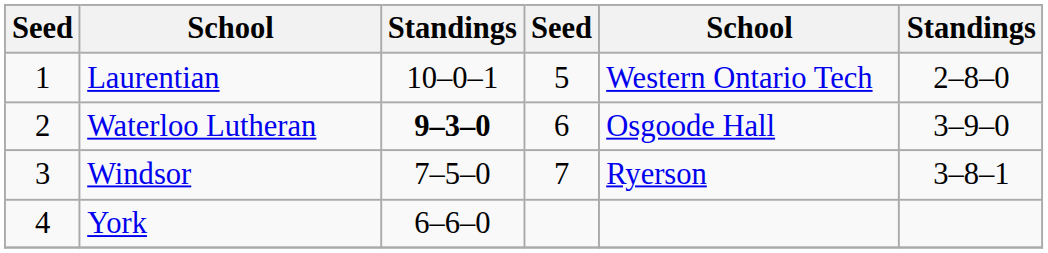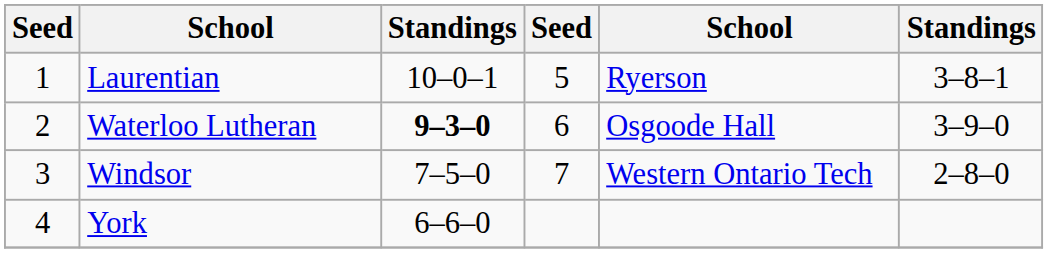(739, 77) Western Ontario Tech -> (657, 77) Ryerson
(971, 77) 2–8–0 -> (971, 77) 3–8–1
(657, 174) Ryerson -> (739, 174) Western Ontario Tech
(971, 174) 3–8–1 -> (971, 174) 2–8–0
